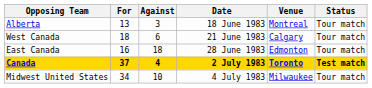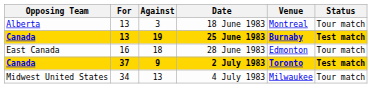- row: (236, 37)
+ row: (236, 37)
(158, 63) 4 -> (158, 63) 9
(158, 77) 10 -> (158, 77) 13
